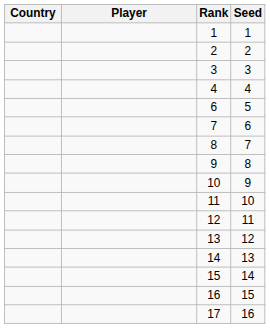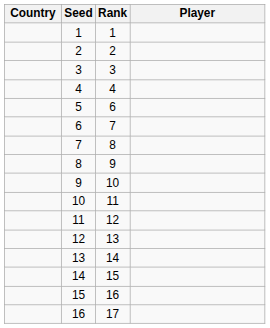columns swapped: (129, 13) <-> (248, 13)
